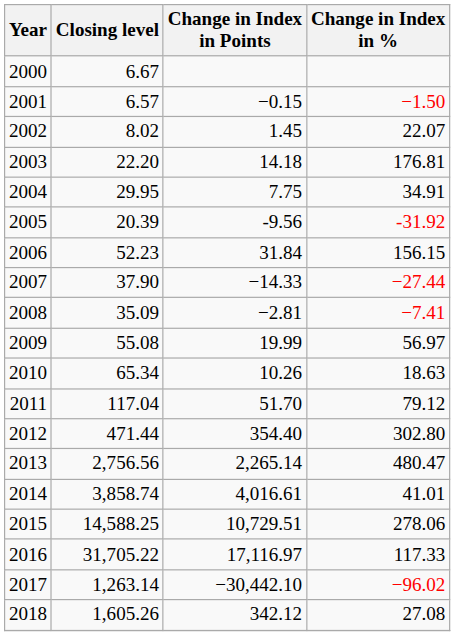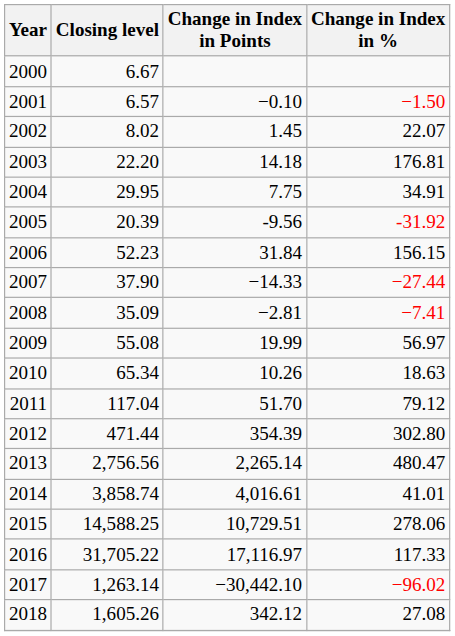(280, 101) −0.15 -> (280, 101) −0.10
(276, 433) 354.40 -> (276, 433) 354.39
